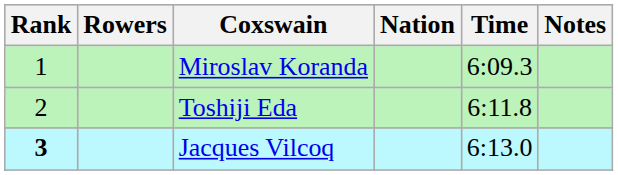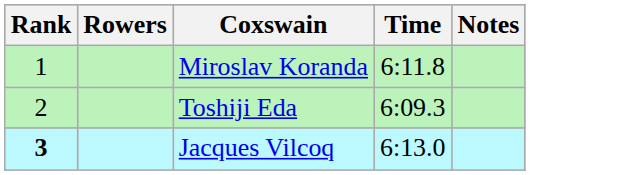- column: (417, 25)
(500, 66) 6:09.3 -> (413, 66) 6:11.8
(500, 107) 6:11.8 -> (413, 107) 6:09.3
